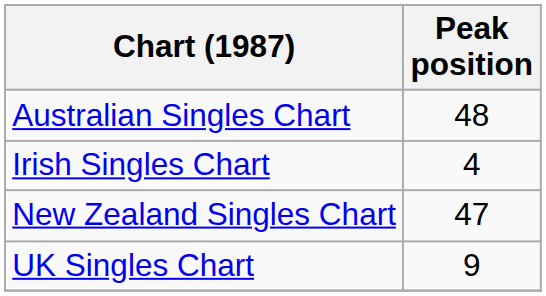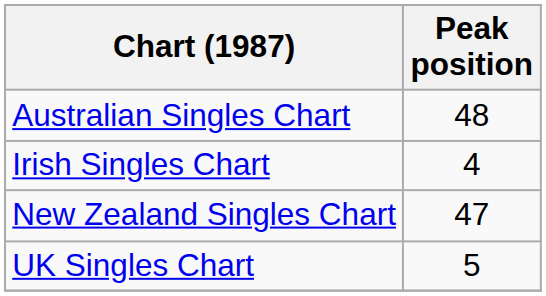(472, 264) 9 -> (472, 264) 5
